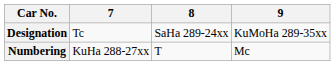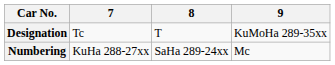(192, 32) SaHa 289-24xx -> (158, 32) T
(158, 51) T -> (192, 51) SaHa 289-24xx
